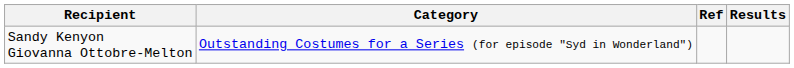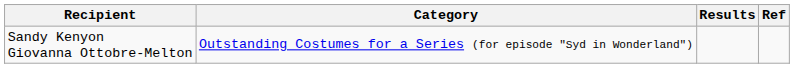columns swapped: (758, 15) <-> (711, 15)
